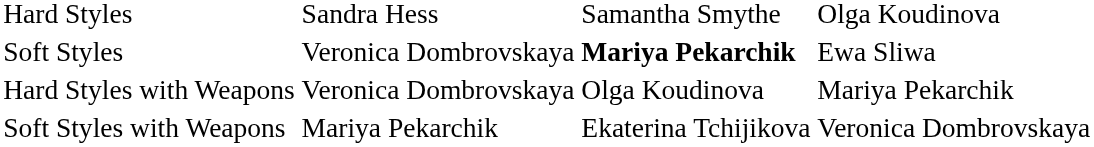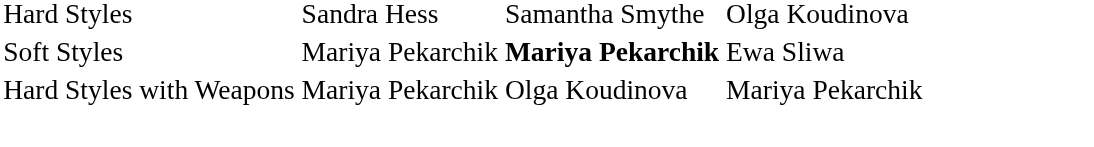(438, 52) Veronica Dombrovskaya -> (400, 52) Mariya Pekarchik
(438, 89) Veronica Dombrovskaya -> (400, 89) Mariya Pekarchik
- row: (144, 127)
